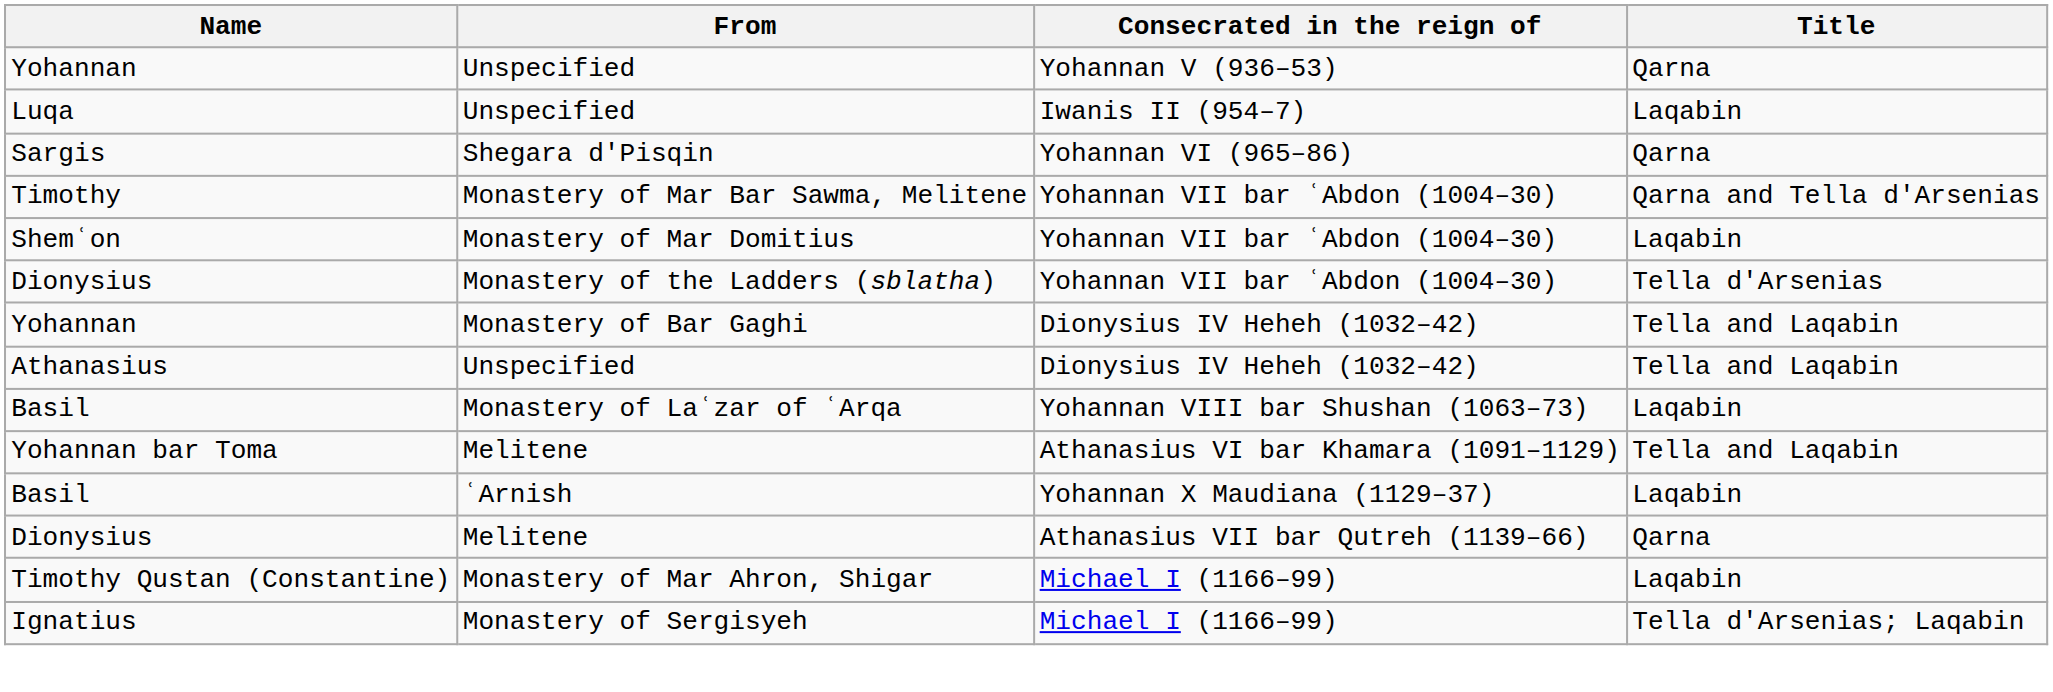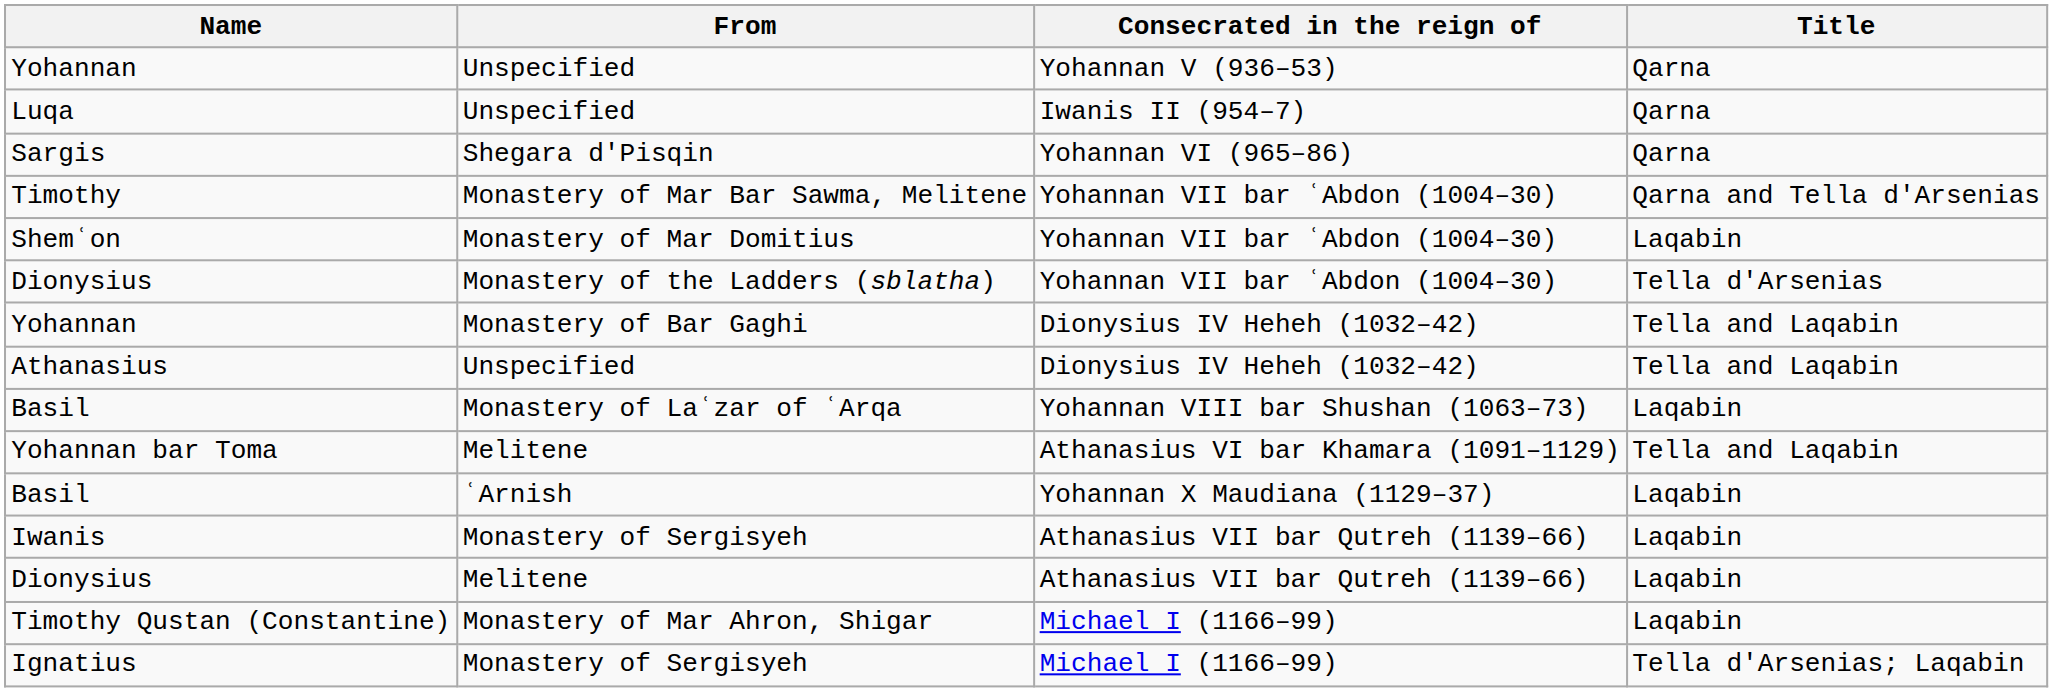(1687, 111) Laqabin -> (1672, 111) Qarna
+ row: (58, 537)
(1672, 537) Qarna -> (1687, 580) Laqabin
